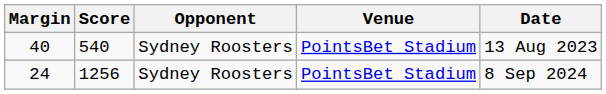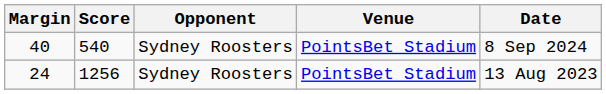(541, 47) 13 Aug 2023 -> (536, 47) 8 Sep 2024
(536, 75) 8 Sep 2024 -> (541, 75) 13 Aug 2023
